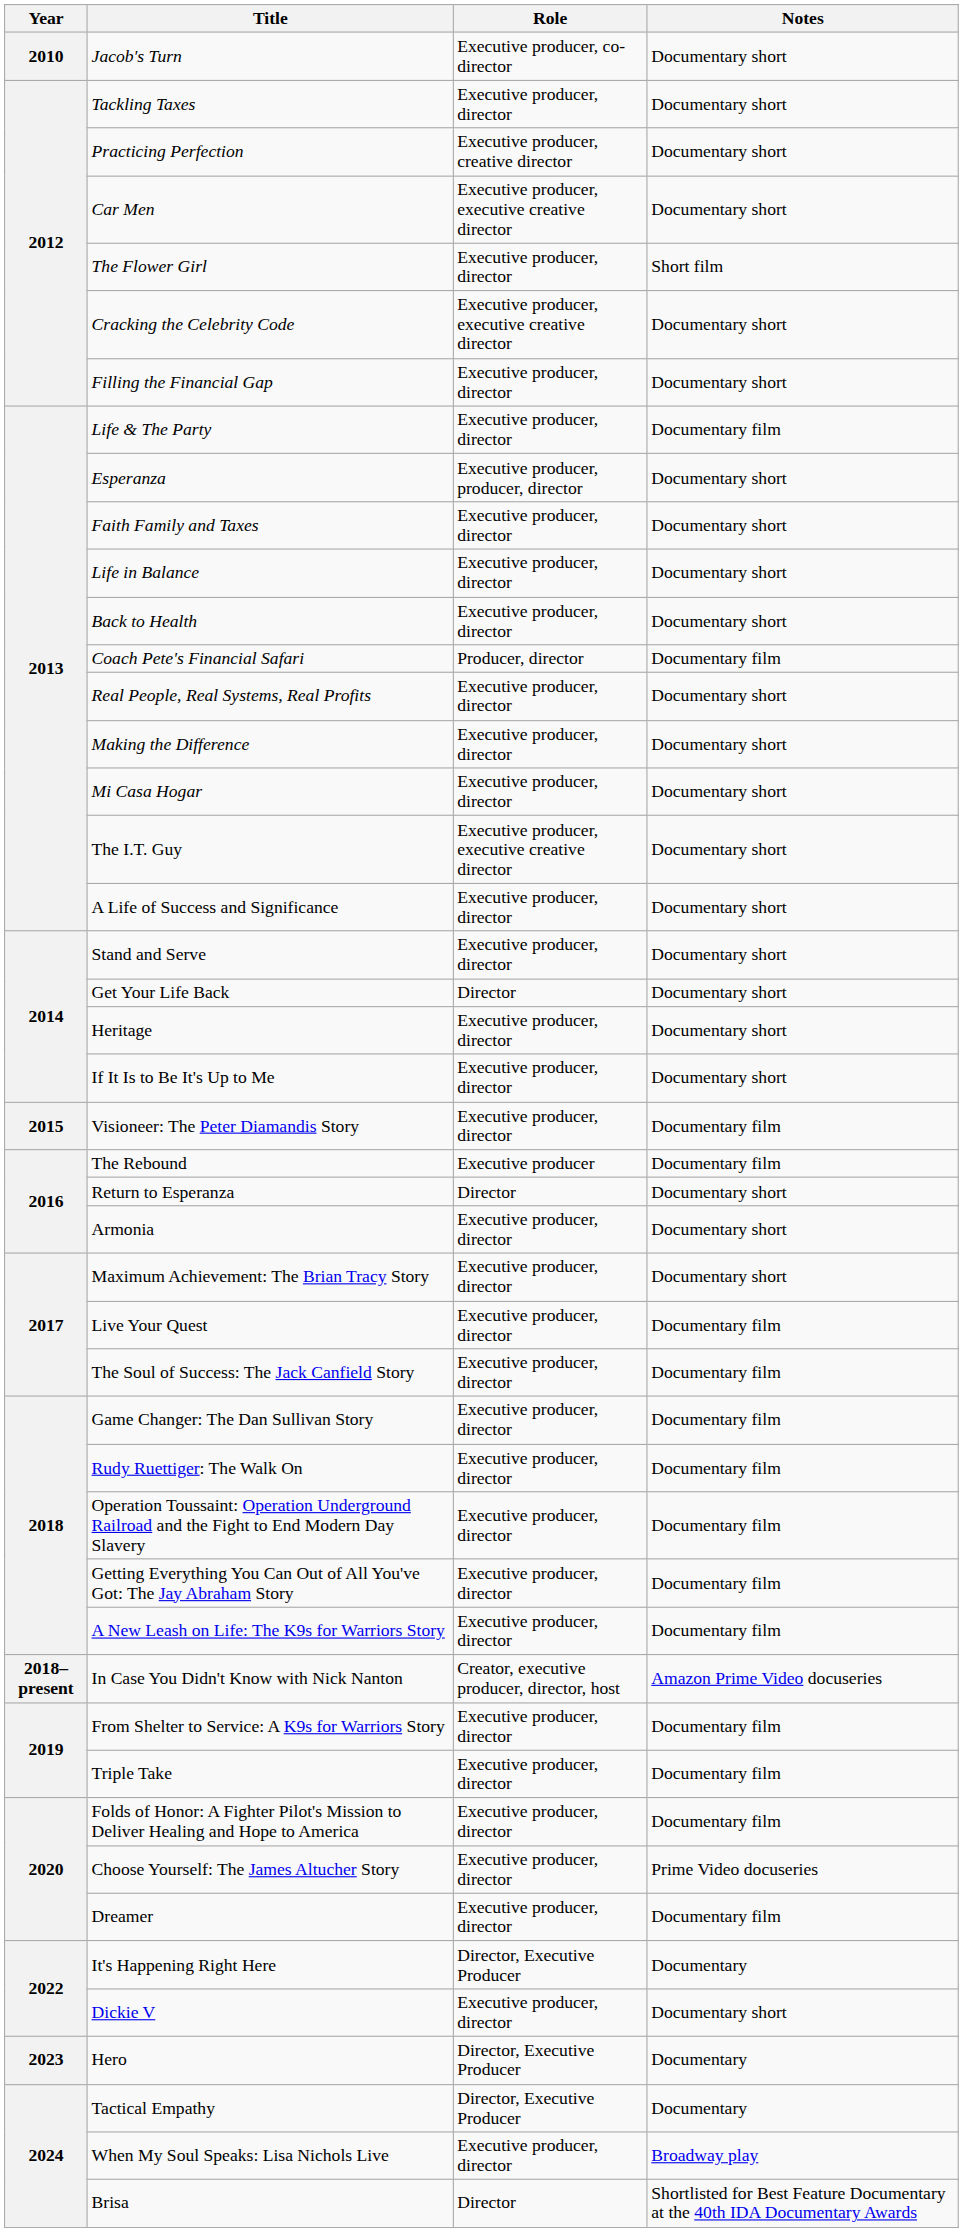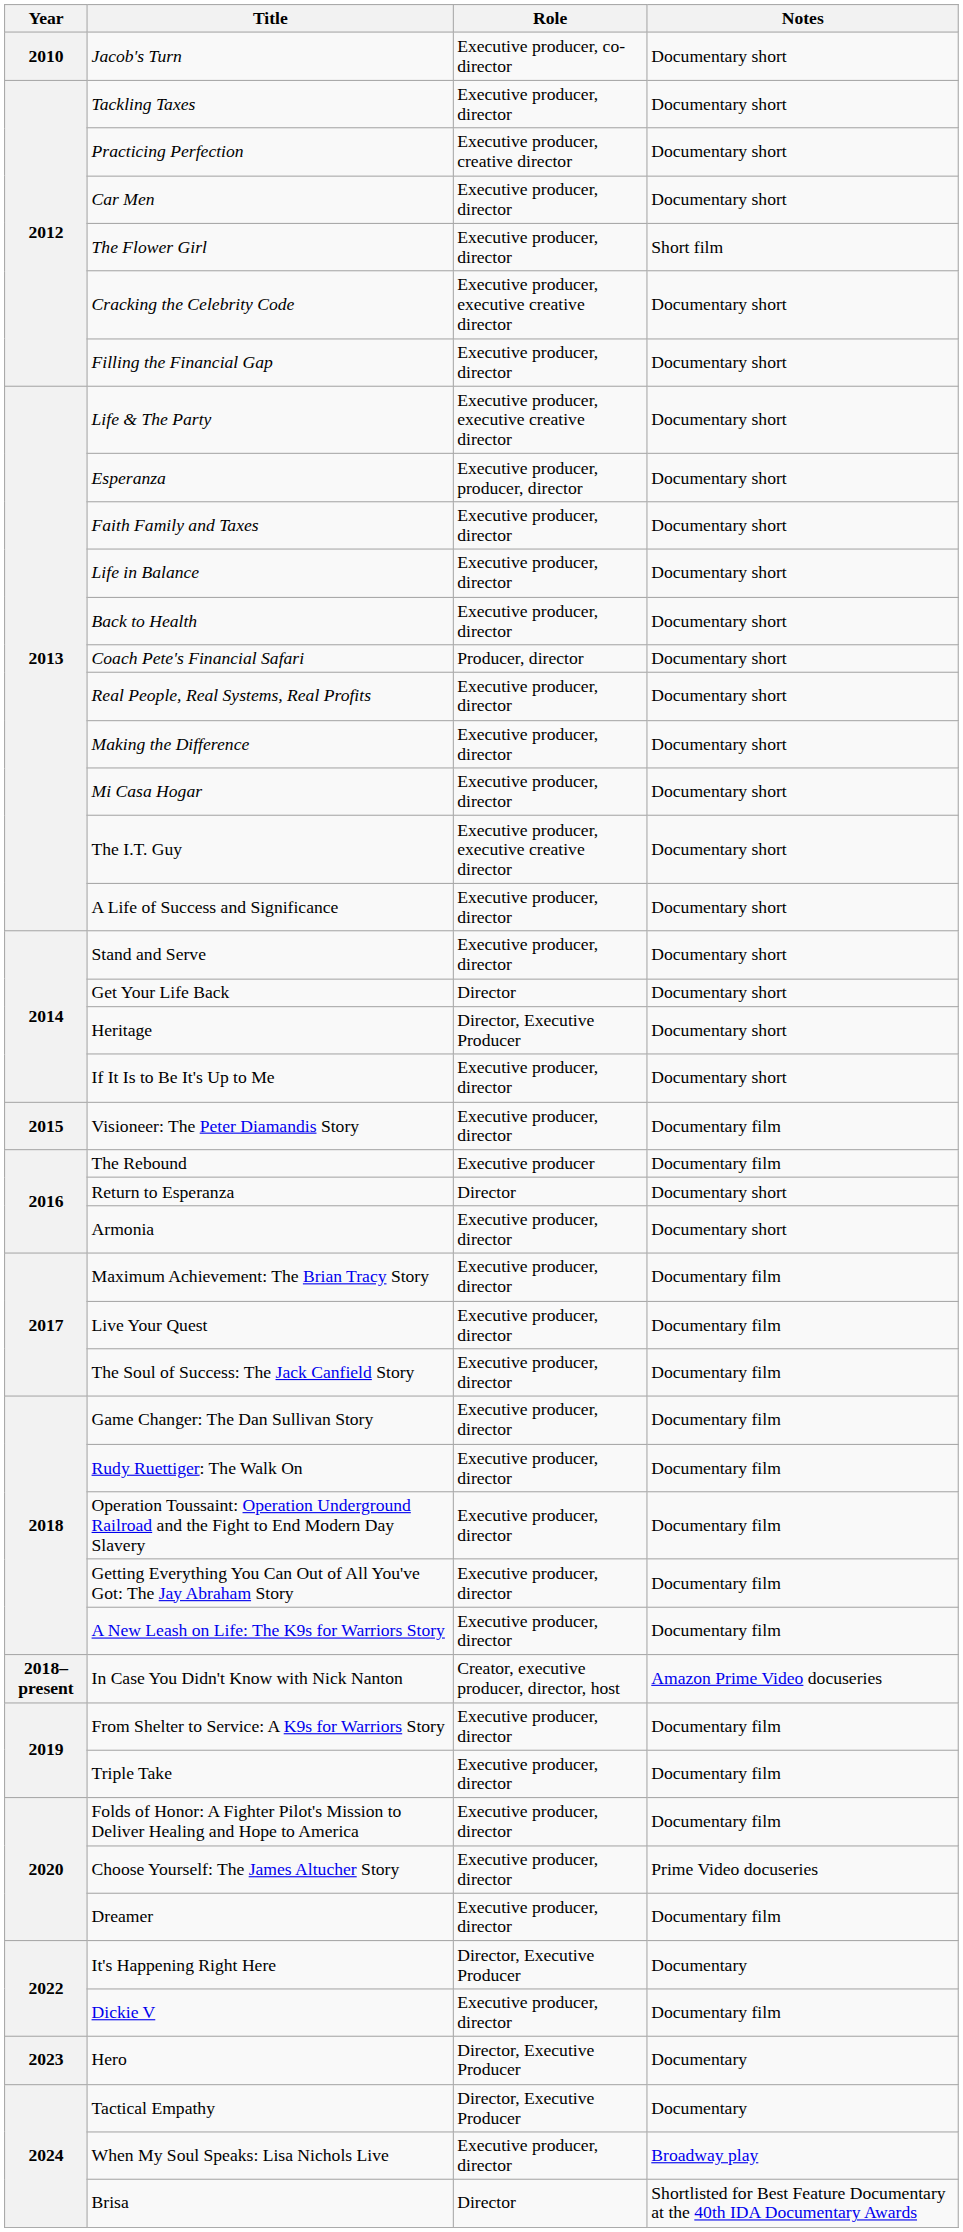(528, 209) Executive producer, executive creative director -> (528, 199) Executive producer, director
(528, 429) Executive producer, director -> (528, 419) Executive producer, executive creative director
(716, 429) Documentary film -> (719, 419) Documentary short
(716, 658) Documentary film -> (719, 658) Documentary short
(528, 1030) Executive producer, director -> (526, 1030) Director, Executive Producer
(719, 1276) Documentary short -> (716, 1276) Documentary film
(719, 2012) Documentary short -> (716, 2012) Documentary film
